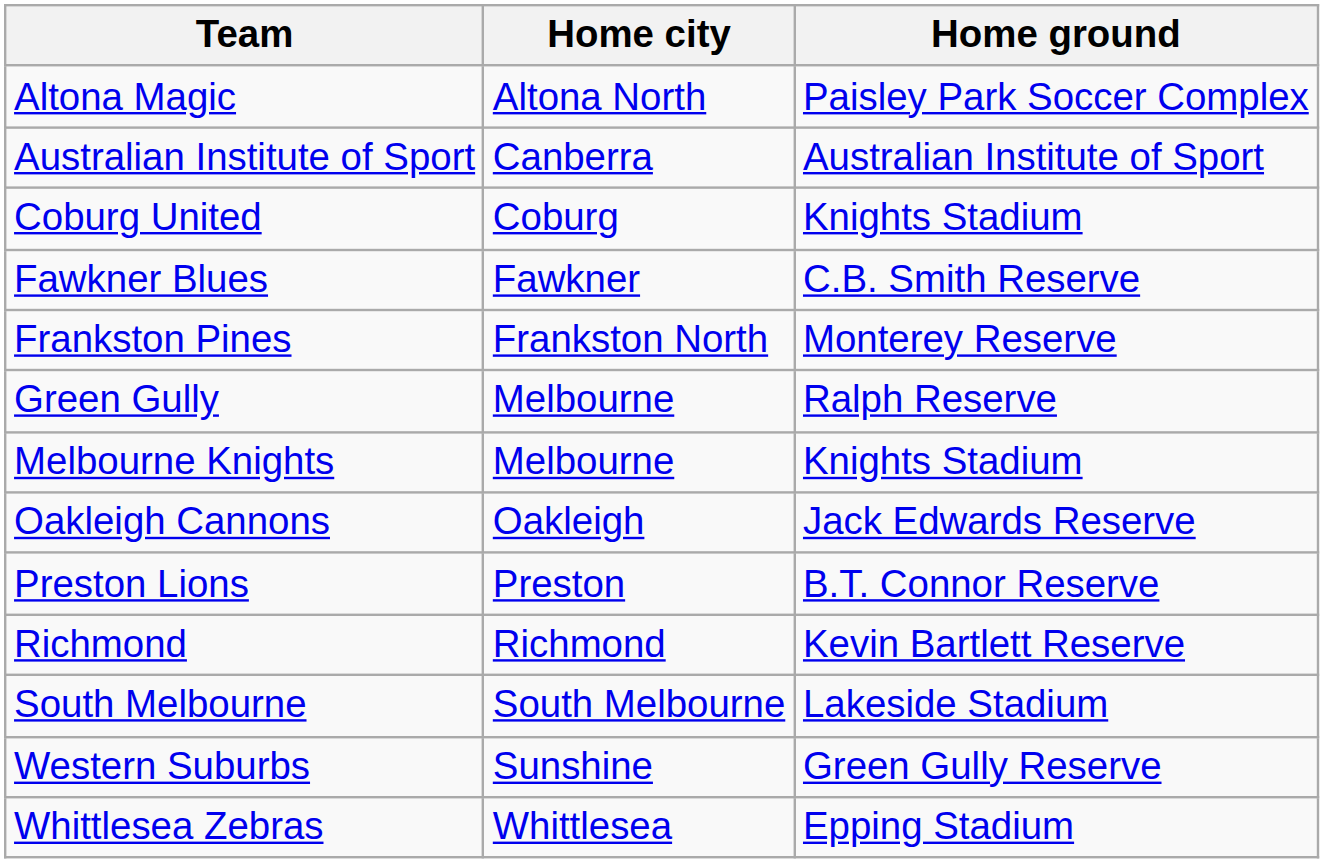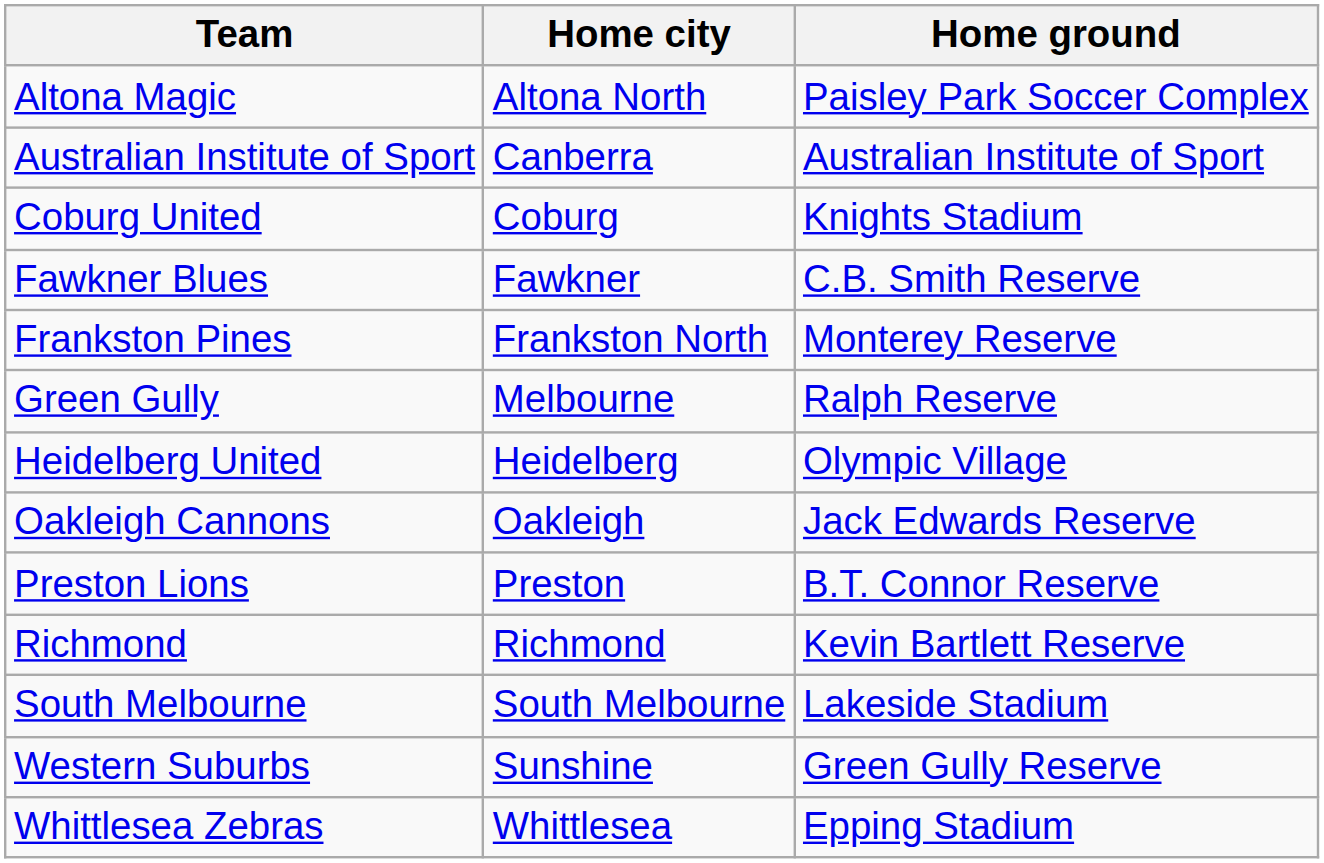+ row: (168, 461)
- row: (174, 461)
